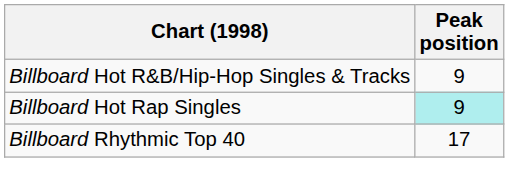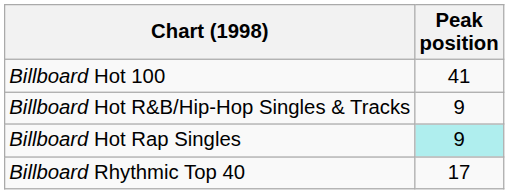+ row: (87, 75)
